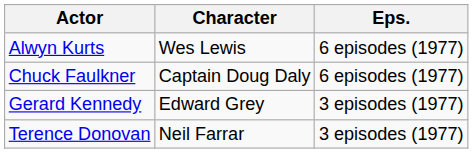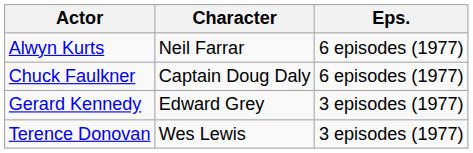(202, 47) Wes Lewis -> (201, 47) Neil Farrar
(201, 133) Neil Farrar -> (202, 133) Wes Lewis
